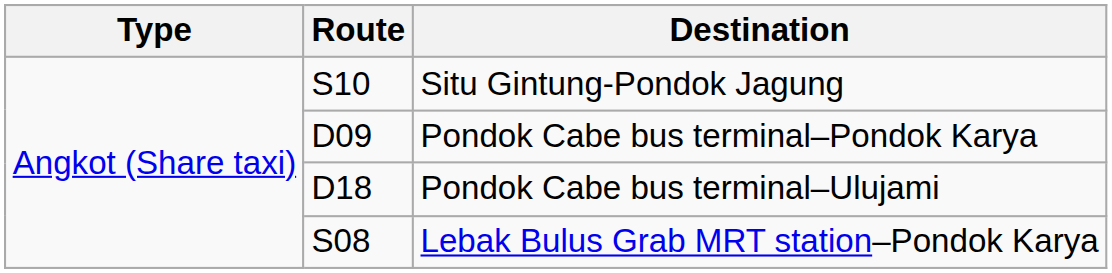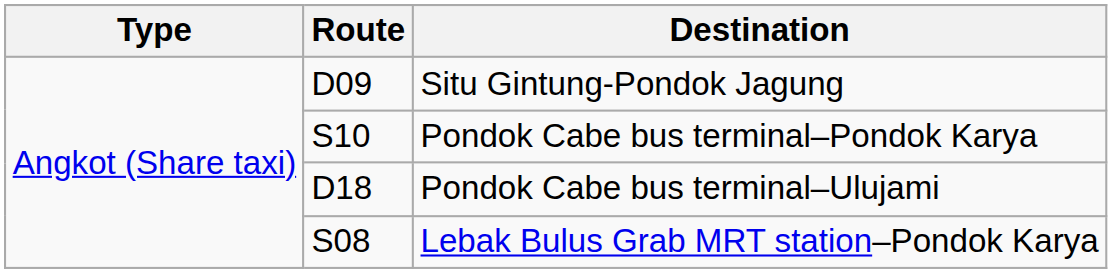(341, 83) S10 -> (342, 83) D09
(342, 135) D09 -> (341, 135) S10
